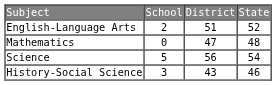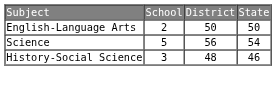(211, 27) 51 -> (211, 27) 50
(254, 27) 52 -> (254, 27) 50
- row: (40, 42)
(211, 72) 43 -> (211, 57) 48
